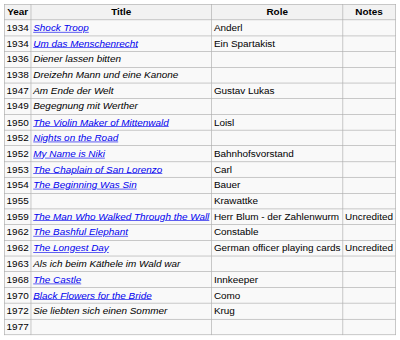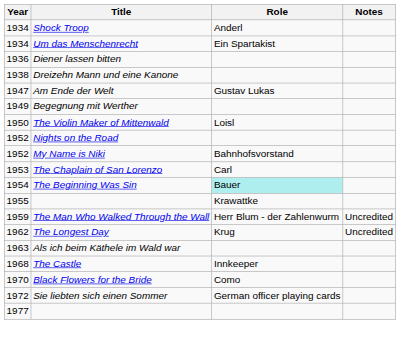(227, 185) no background -> (227, 185) paleturquoise background
- row: (18, 232)
(277, 248) German officer playing cards -> (224, 232) Krug
(224, 311) Krug -> (277, 295) German officer playing cards
